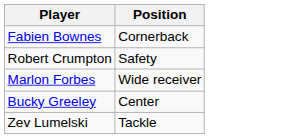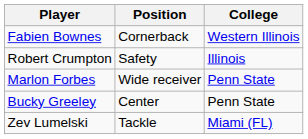+ column: (254, 15)
